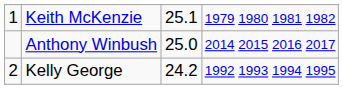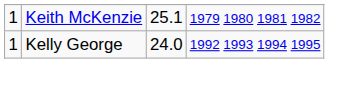- row: (91, 44)
(13, 71) 2 -> (13, 44) 1
(181, 71) 24.2 -> (166, 44) 24.0
